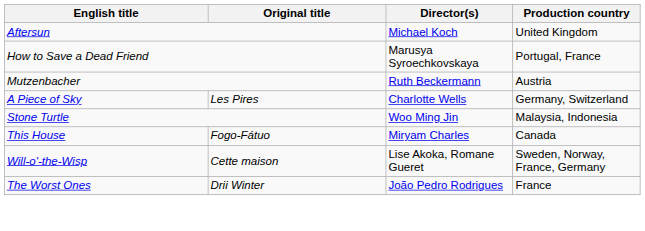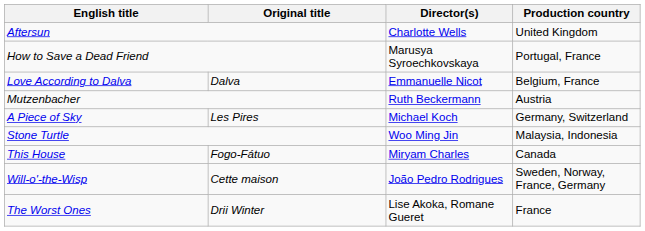(423, 31) Michael Koch -> (427, 31) Charlotte Wells
+ row: (69, 81)
(427, 99) Charlotte Wells -> (423, 117) Michael Koch
(441, 160) Lise Akoka, Romane Gueret -> (446, 179) João Pedro Rodrigues
(446, 185) João Pedro Rodrigues -> (441, 210) Lise Akoka, Romane Gueret
